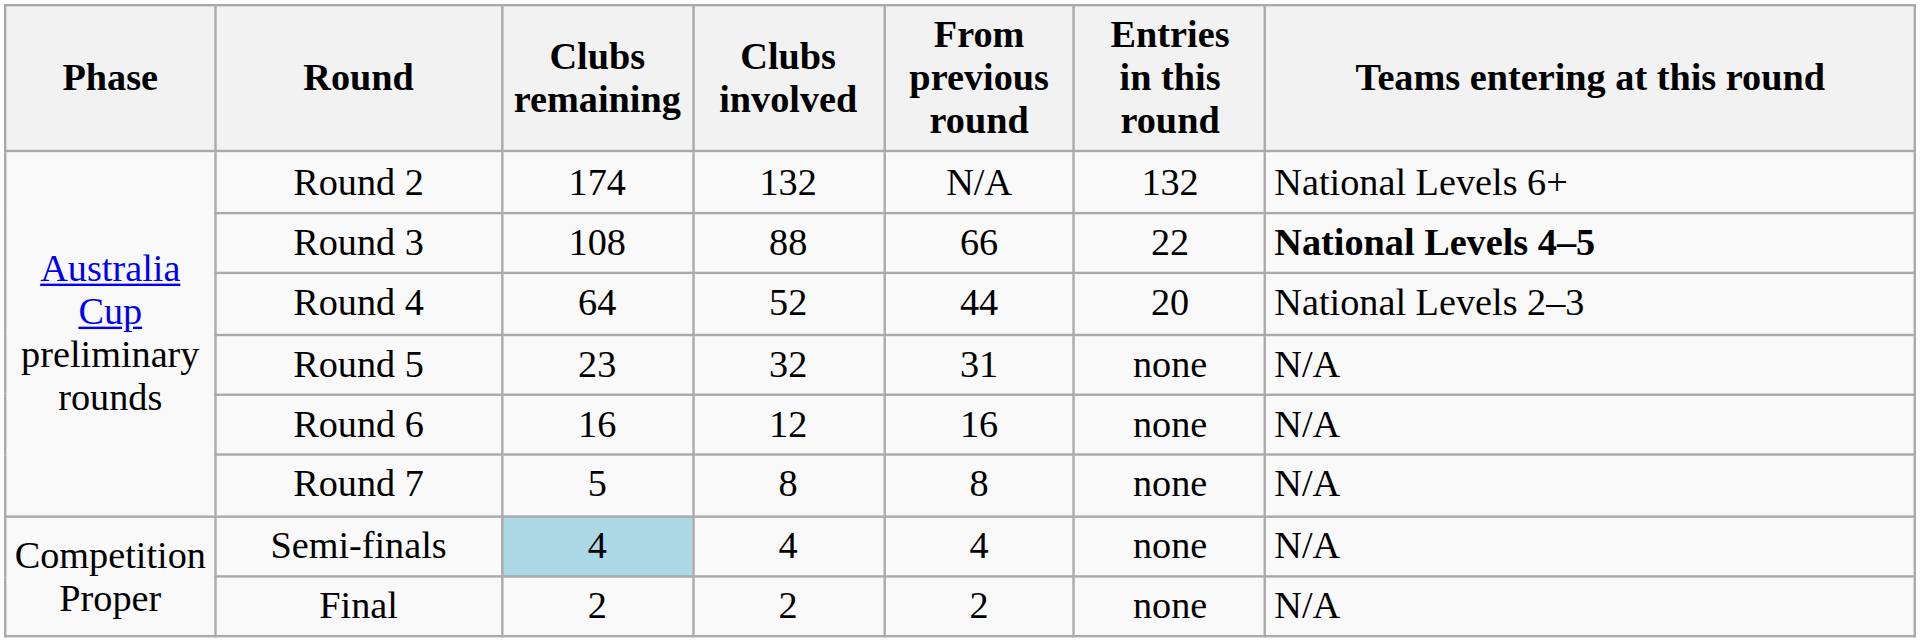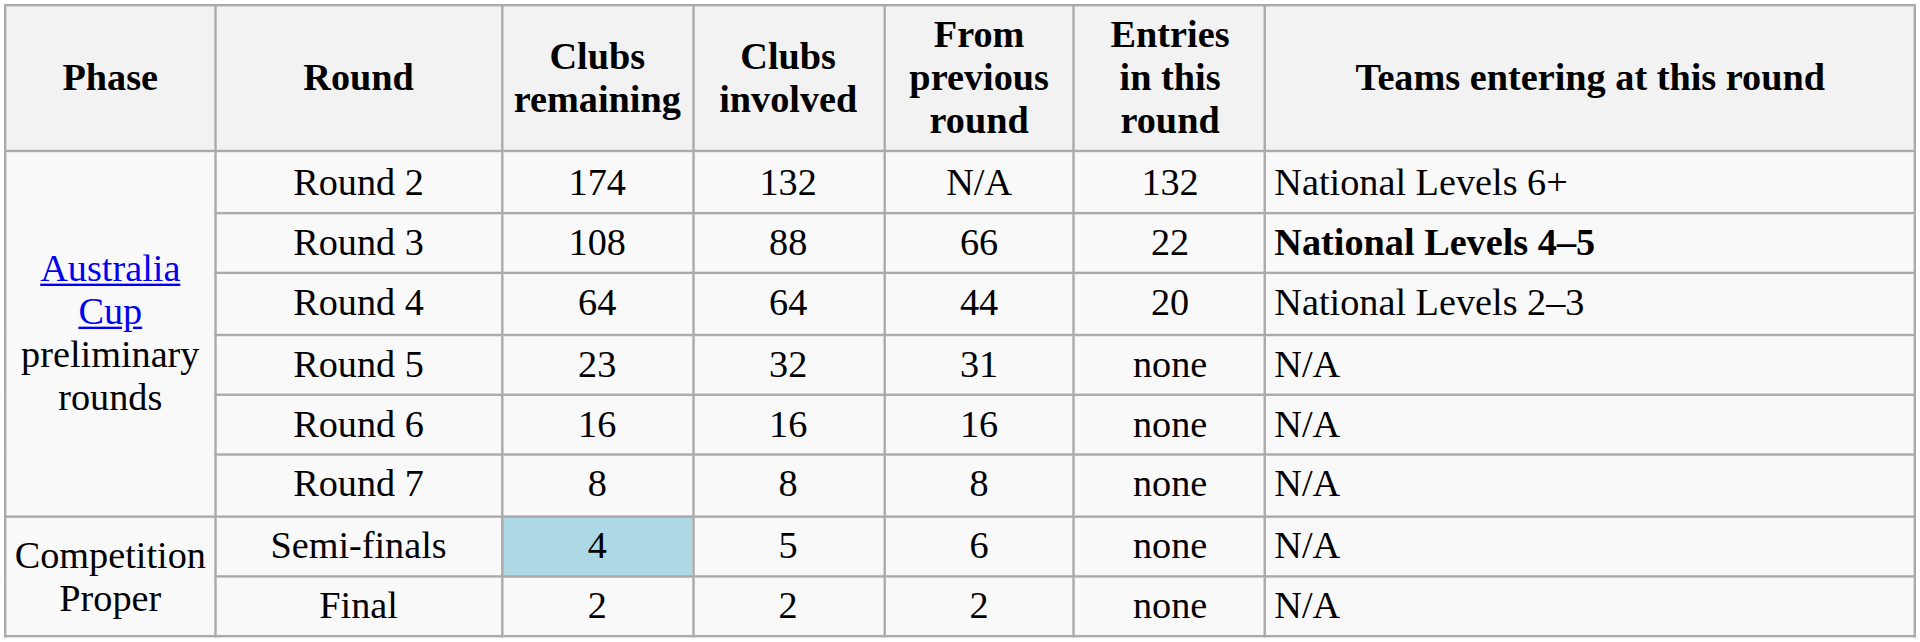(788, 302) 52 -> (788, 302) 64
(788, 424) 12 -> (788, 424) 16
(597, 484) 5 -> (597, 484) 8
(788, 545) 4 -> (788, 545) 5
(979, 545) 4 -> (979, 545) 6
